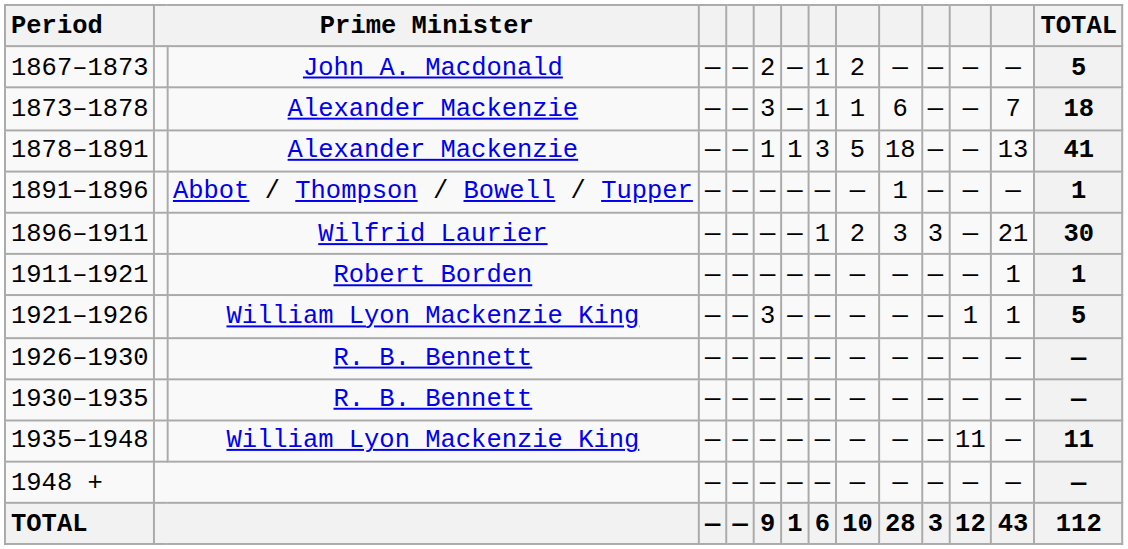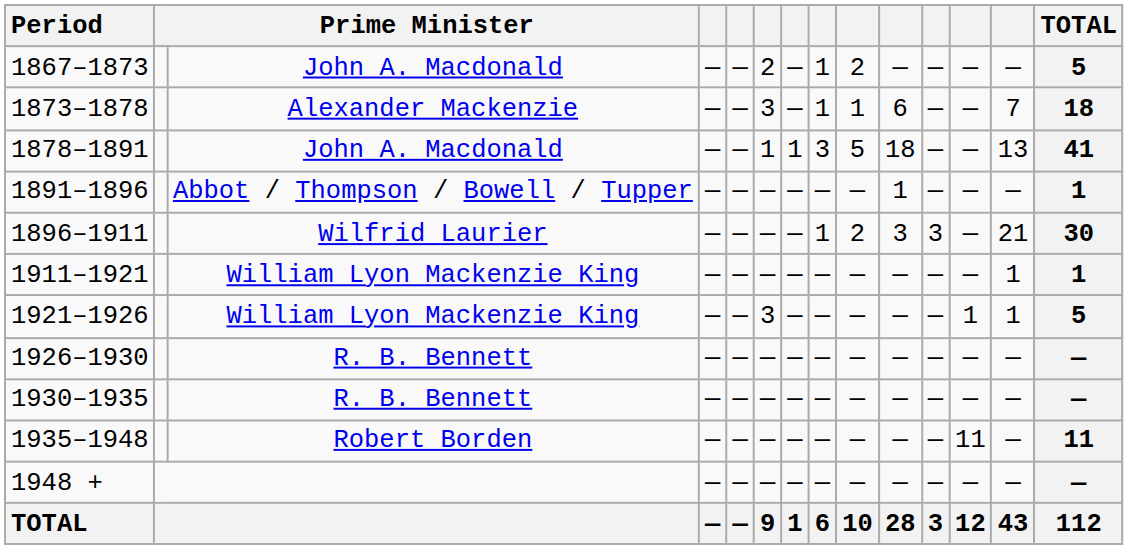(433, 150) Alexander Mackenzie -> (433, 150) John A. Macdonald
(433, 275) Robert Borden -> (433, 275) William Lyon Mackenzie King
(433, 441) William Lyon Mackenzie King -> (433, 441) Robert Borden
